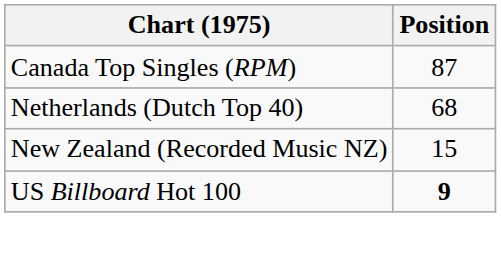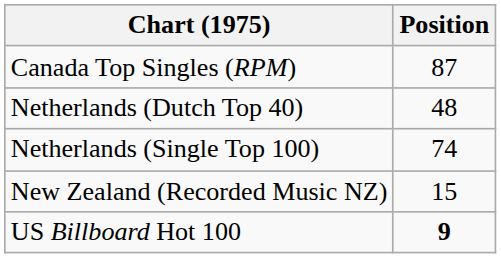(444, 107) 68 -> (444, 107) 48
+ row: (165, 149)
